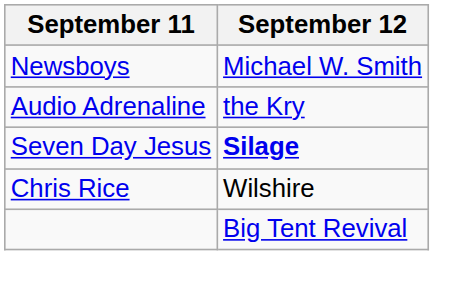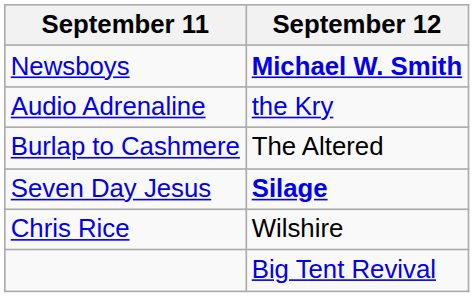(323, 65) normal -> (357, 65) bold
+ row: (125, 147)
